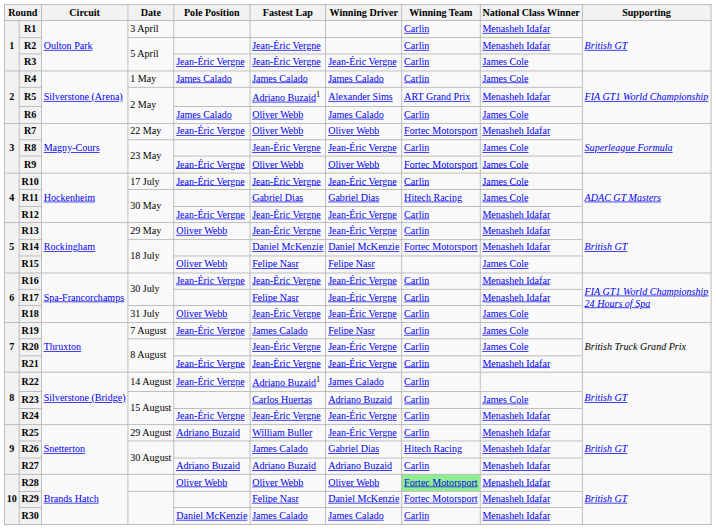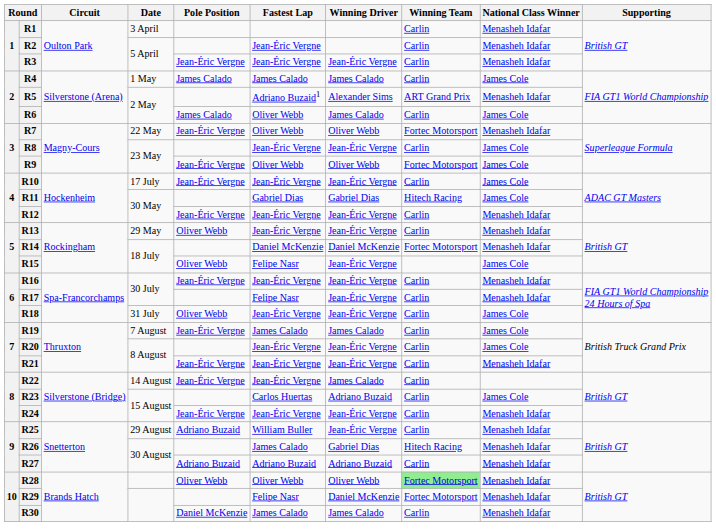(505, 62) James Cole -> (516, 62) Menasheh Idafar
(351, 264) Felipe Nasr -> (362, 264) Jean-Éric Vergne
(351, 330) Felipe Nasr -> (356, 330) James Calado
(286, 381) Adriano Buzaid1 -> (286, 380) Jean-Éric Vergne
